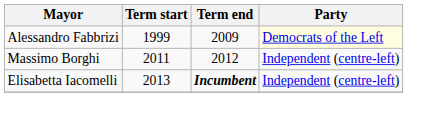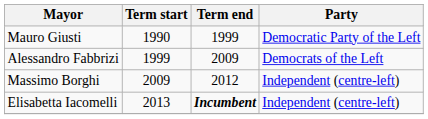+ row: (44, 37)
(323, 37) lightyellow background -> (323, 59) no background
(156, 59) 2011 -> (156, 80) 2009
